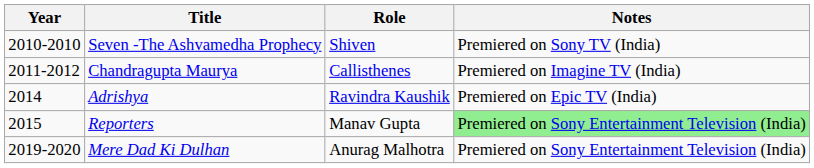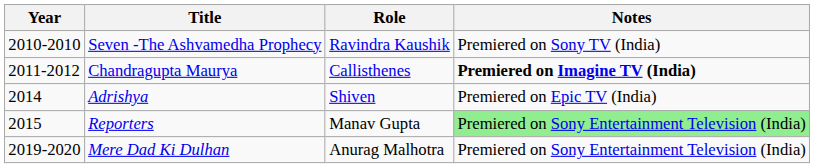(352, 44) Shiven -> (389, 44) Ravindra Kaushik
(569, 70) normal -> (577, 70) bold
(389, 96) Ravindra Kaushik -> (352, 96) Shiven
